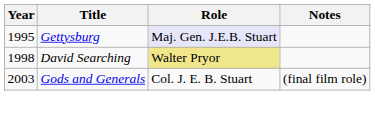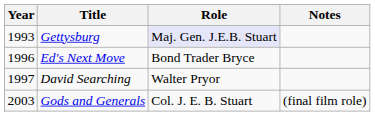(21, 36) 1995 -> (21, 36) 1993
+ row: (83, 57)
(21, 57) 1998 -> (21, 79) 1997
(186, 57) khaki background -> (186, 79) no background
